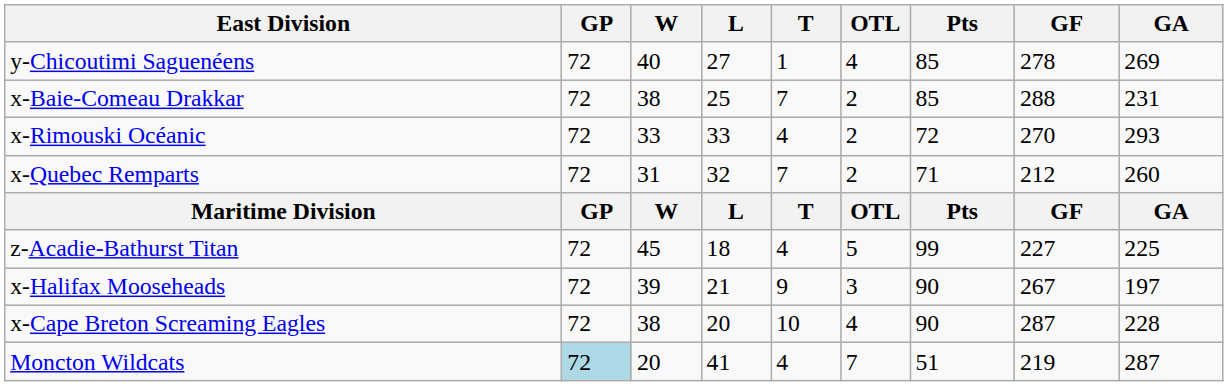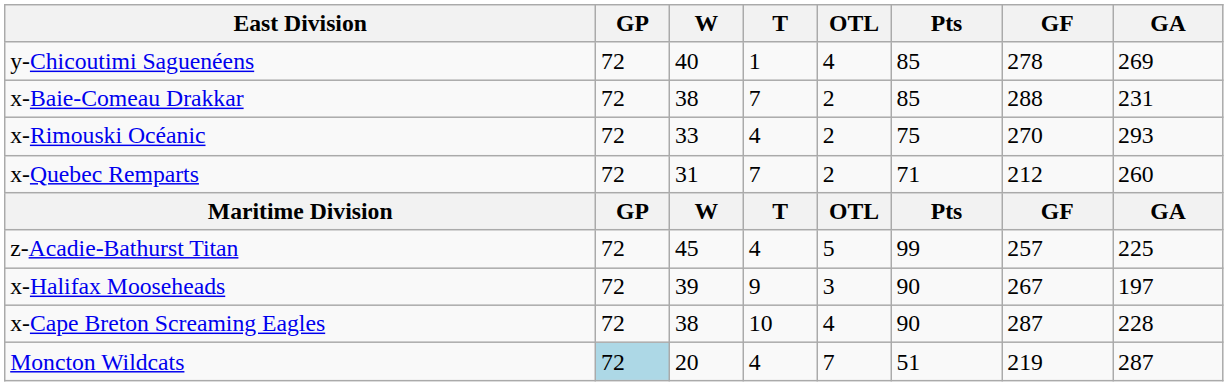- column: (736, 23)
(927, 135) 72 -> (908, 135) 75
(1038, 248) 227 -> (1025, 248) 257
